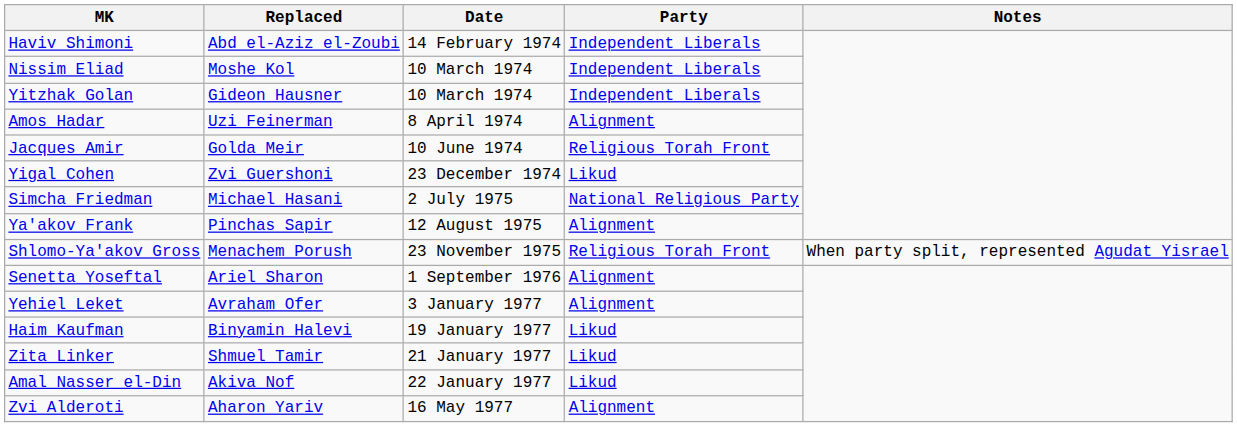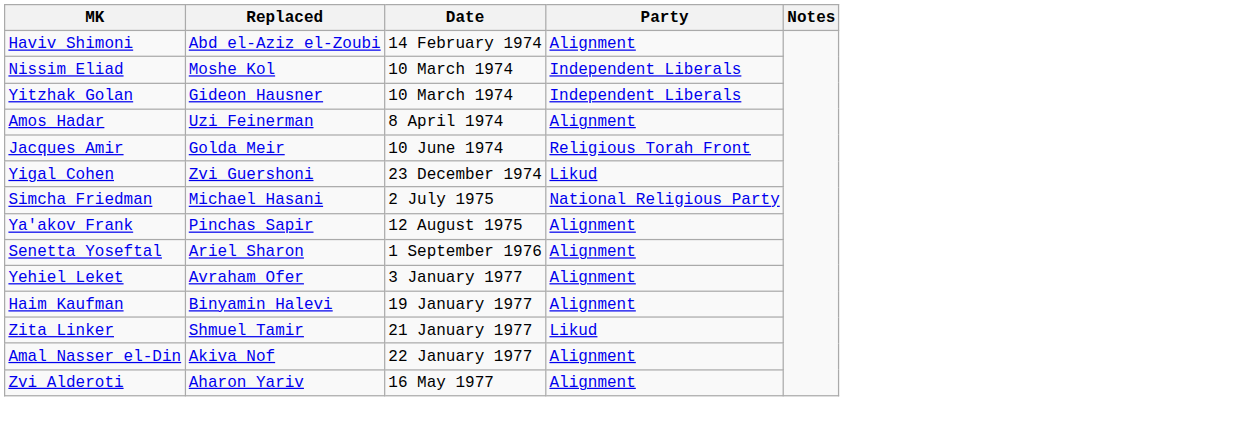(665, 44) Independent Liberals -> (593, 44) Alignment
- row: (104, 252)
(593, 330) Likud -> (593, 304) Alignment
(593, 382) Likud -> (593, 356) Alignment
